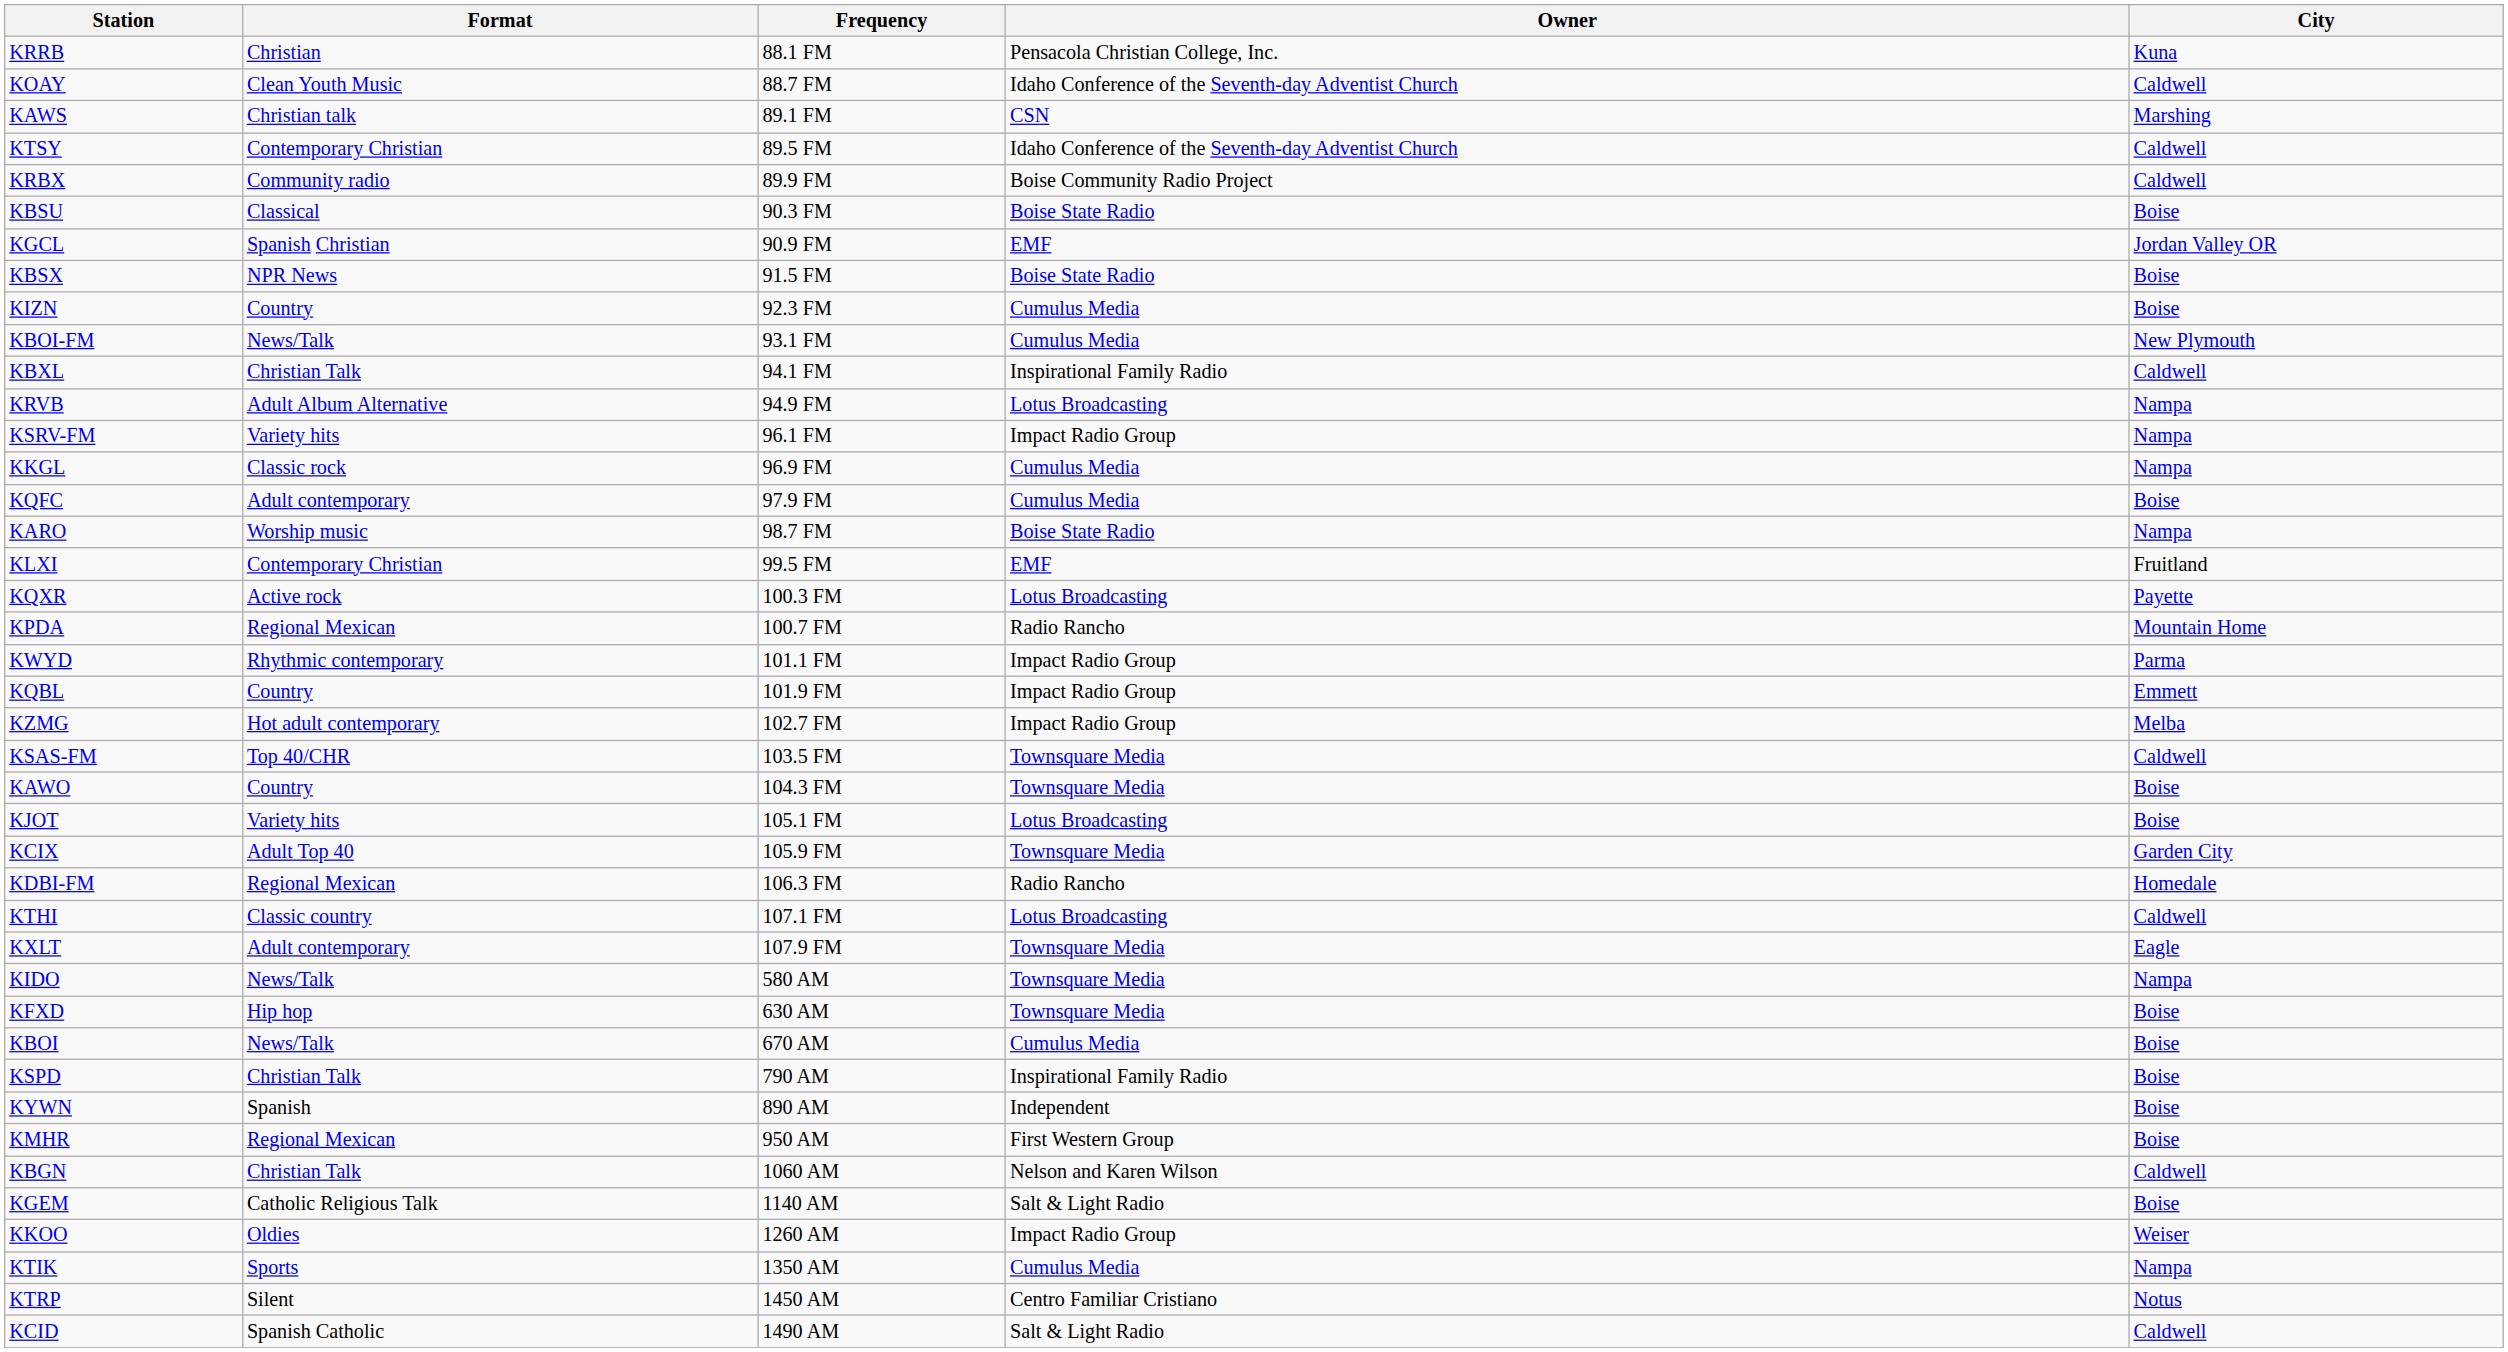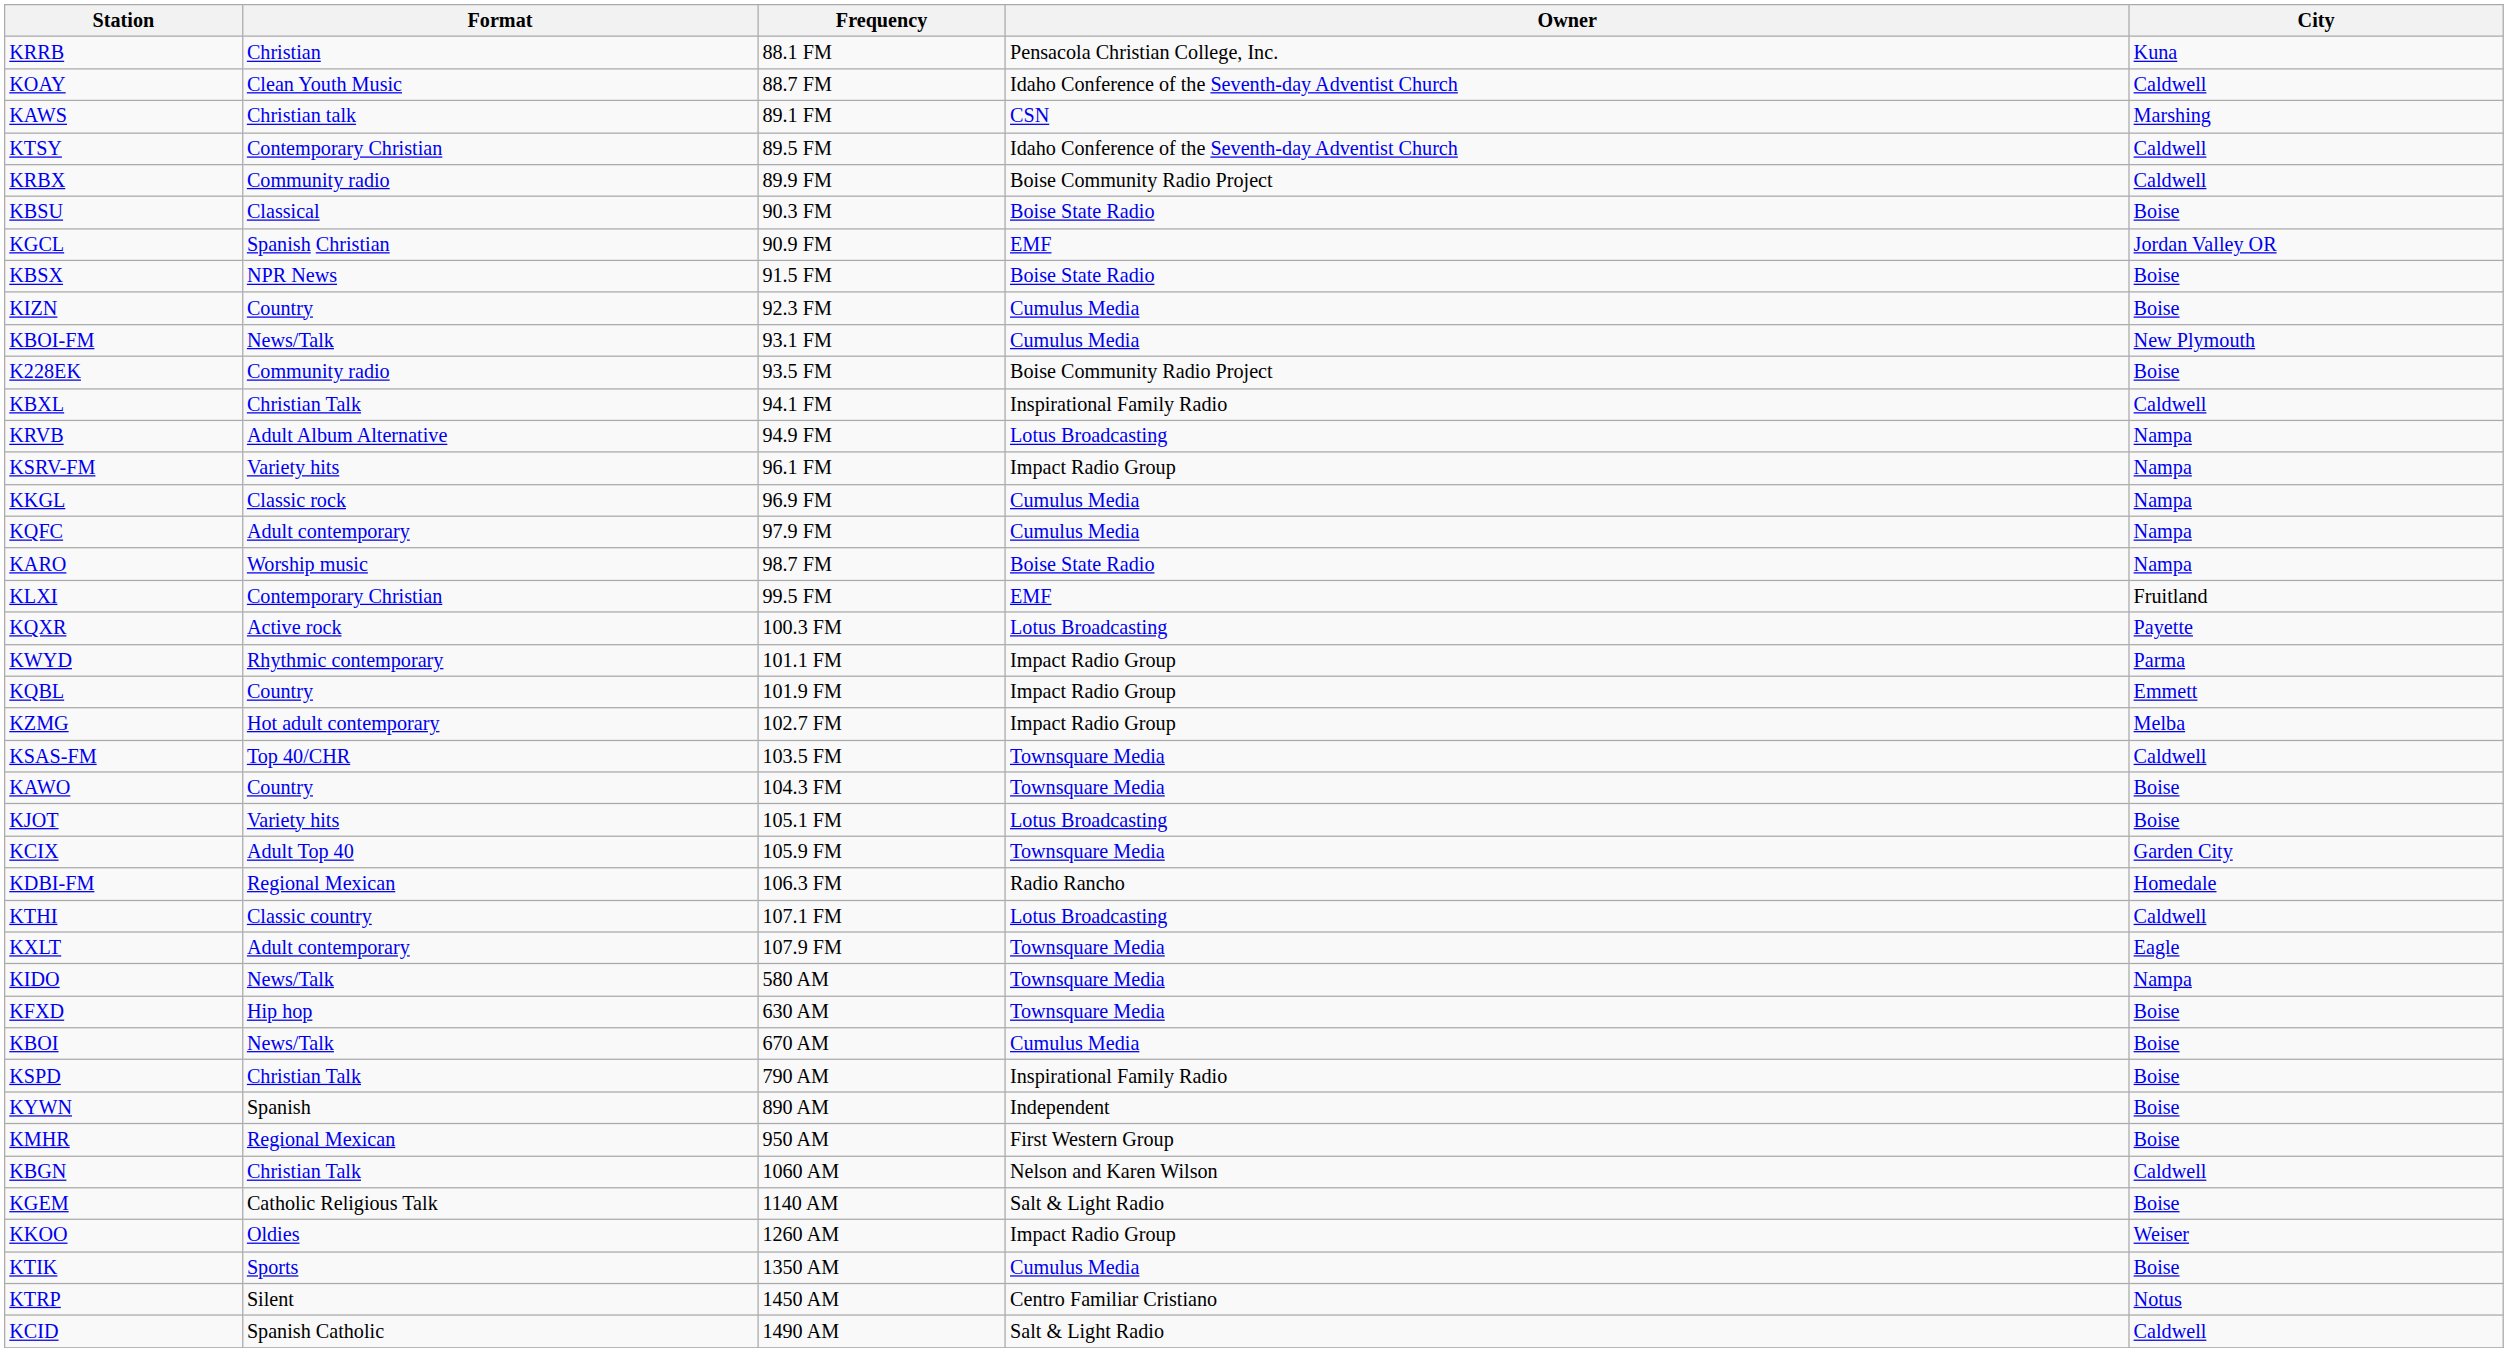+ row: (45, 372)
(2157, 500) Boise -> (2163, 532) Nampa
- row: (37, 627)
(2163, 1267) Nampa -> (2157, 1267) Boise
